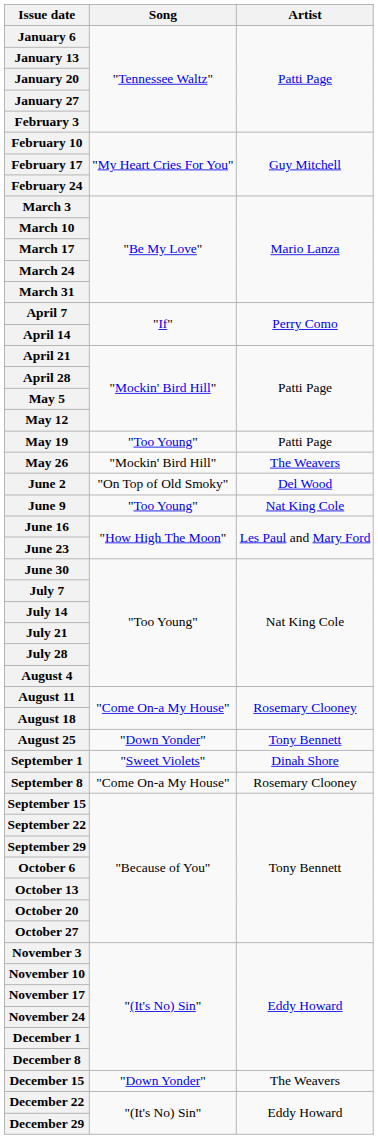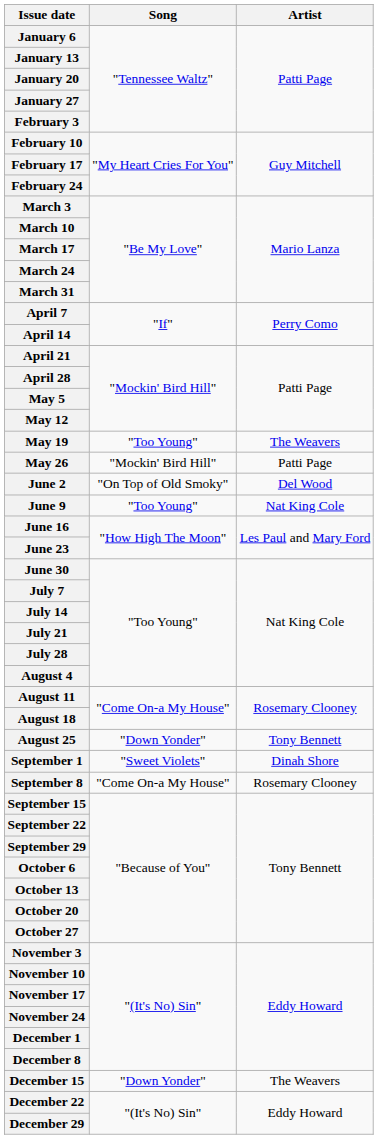(305, 441) Patti Page -> (305, 441) The Weavers
(305, 462) The Weavers -> (305, 462) Patti Page
